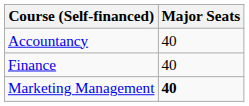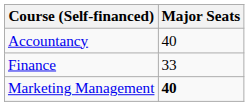(169, 64) 40 -> (169, 64) 33
